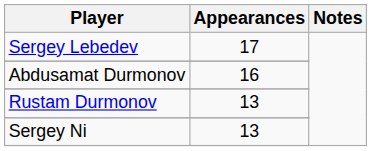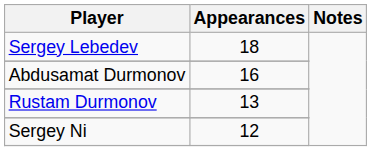(249, 46) 17 -> (249, 46) 18
(249, 131) 13 -> (249, 131) 12
